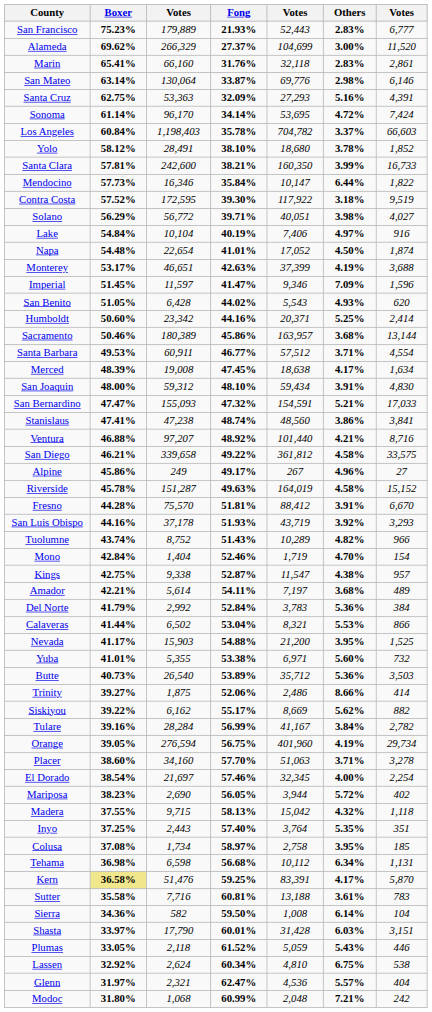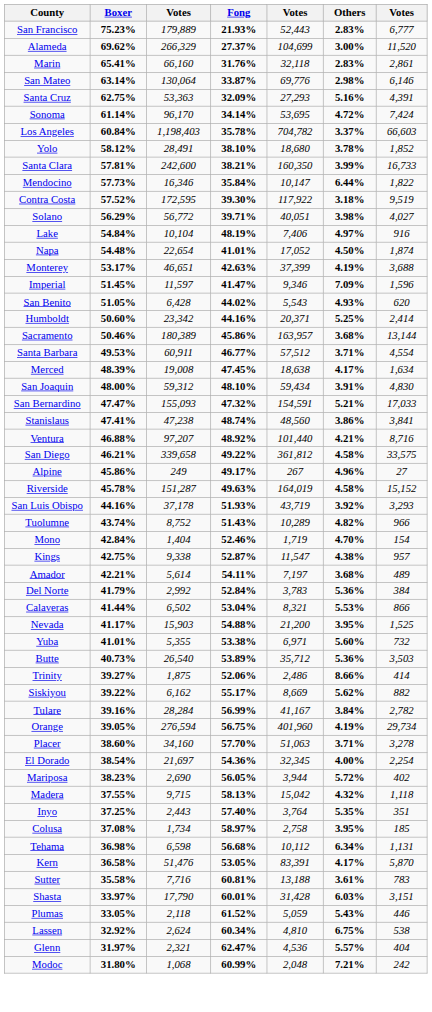(239, 234) 40.19% -> (239, 234) 48.19%
- row: (47, 506)
(239, 778) 57.46% -> (239, 761) 54.36%
(118, 880) khaki background -> (118, 863) no background
(239, 880) 59.25% -> (239, 863) 53.05%
- row: (47, 914)
